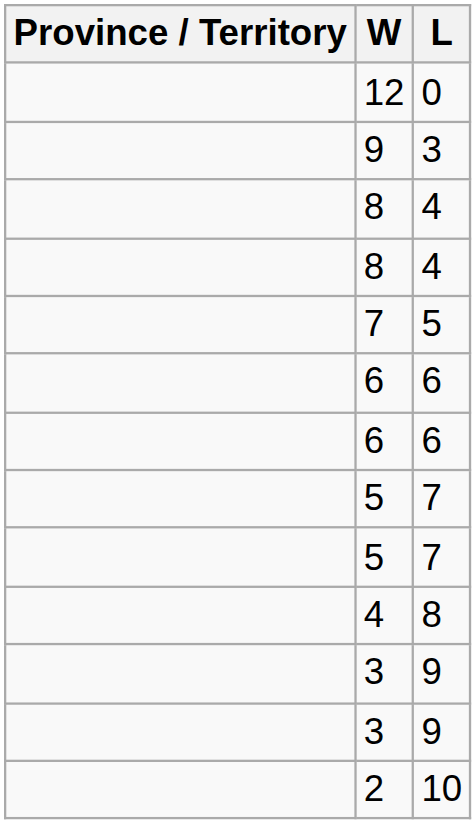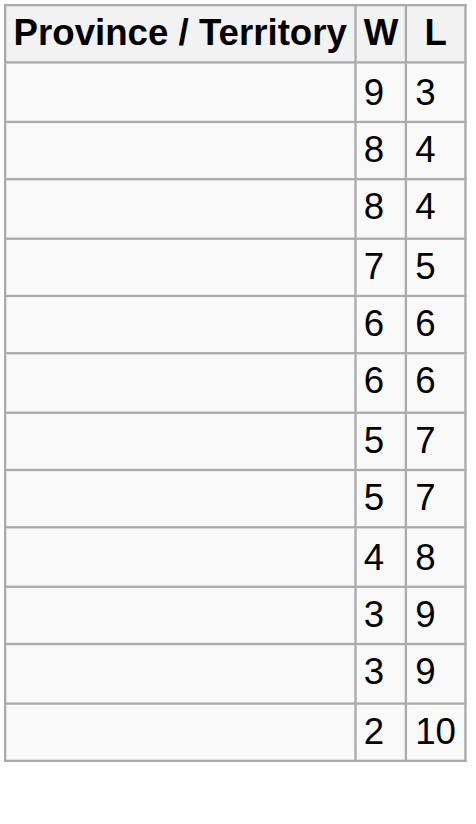- row: (384, 91)
